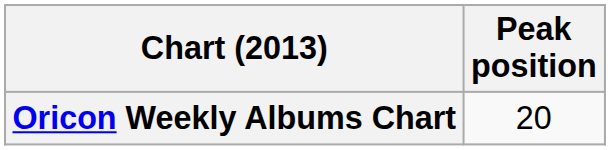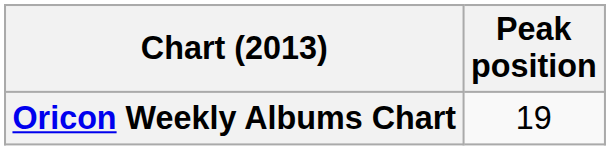(534, 117) 20 -> (534, 117) 19
